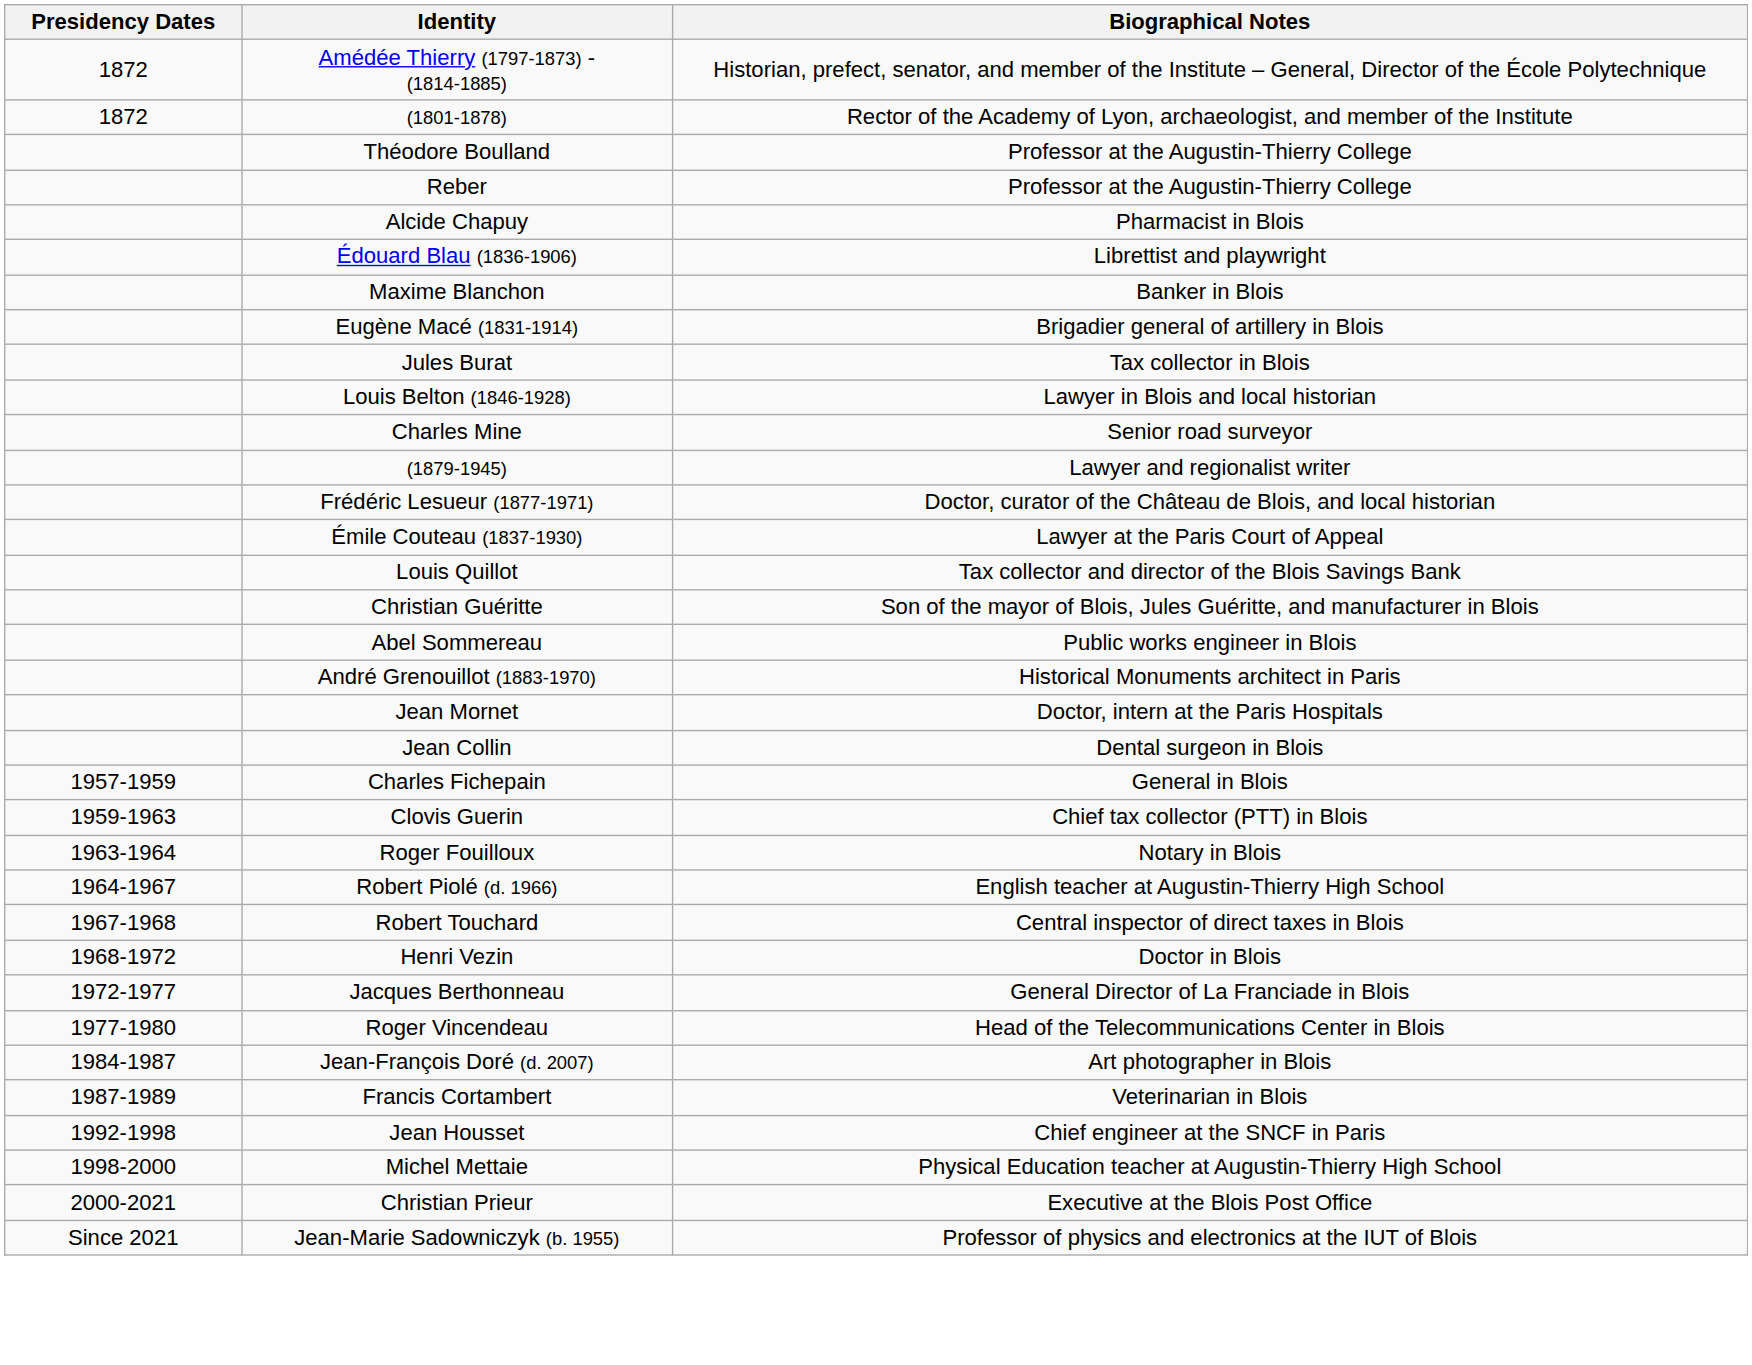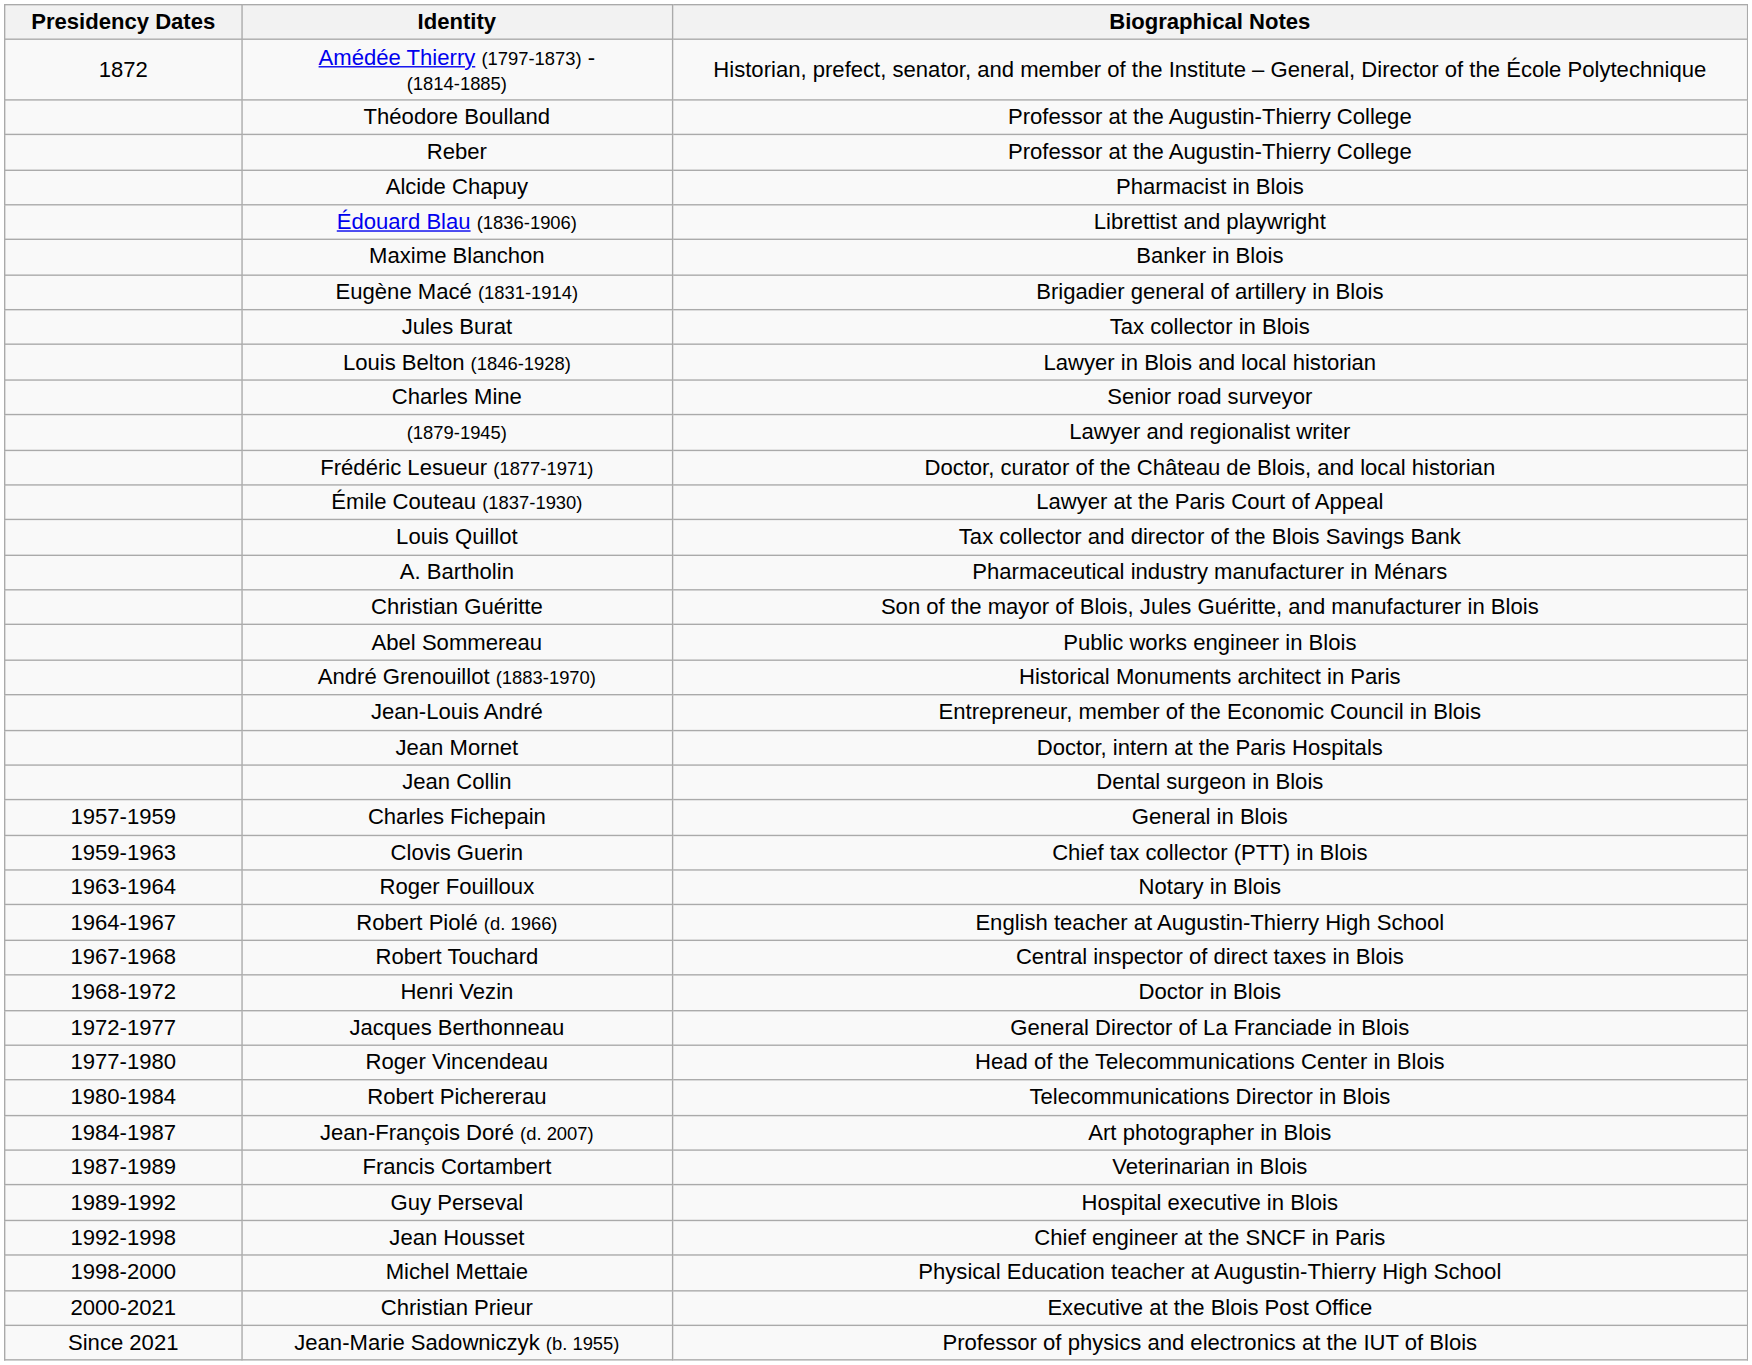- row: (457, 118)
+ row: (457, 572)
+ row: (457, 712)
+ row: (457, 1097)
+ row: (457, 1202)
